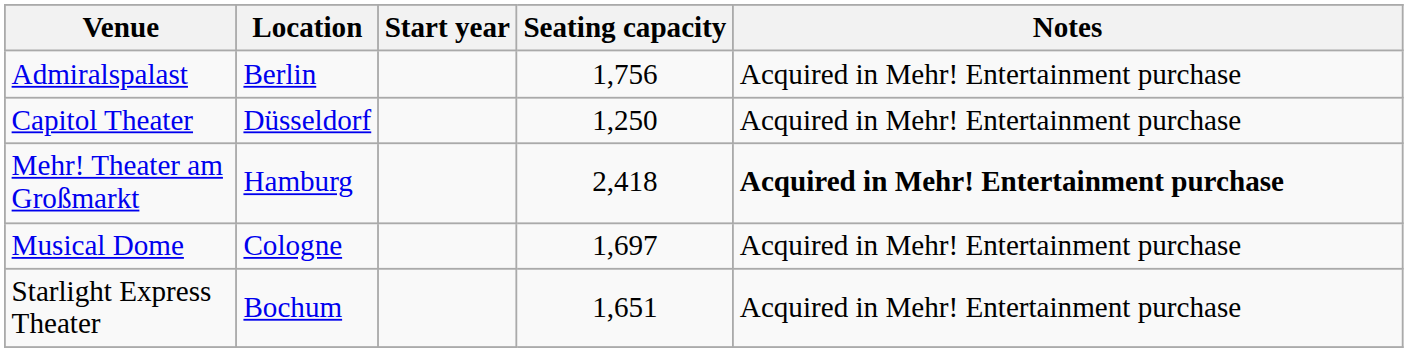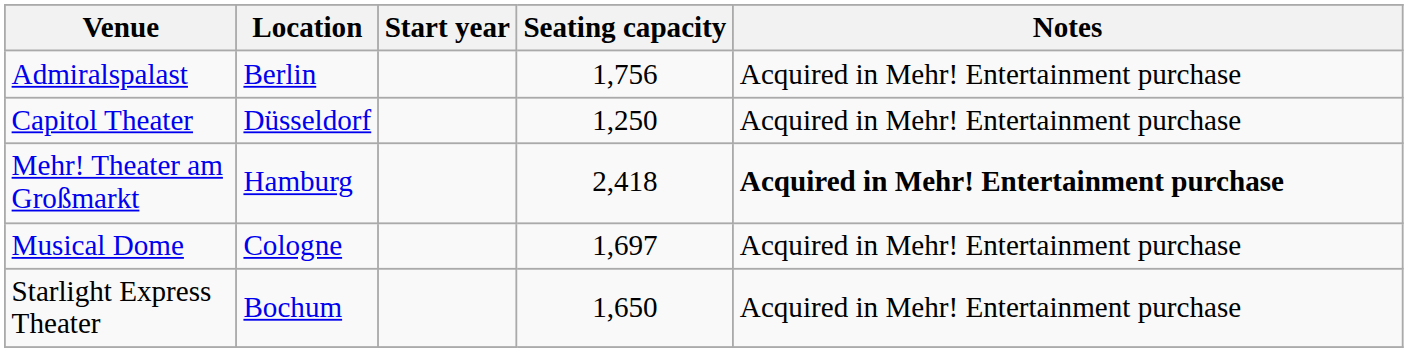(625, 307) 1,651 -> (625, 307) 1,650
